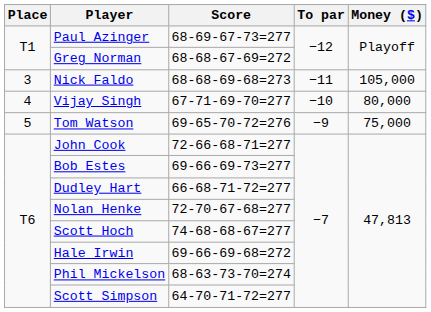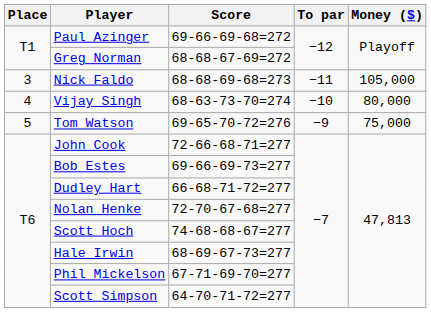(231, 37) 68-69-67-73=277 -> (231, 37) 69-66-69-68=272
(231, 102) 67-71-69-70=277 -> (231, 102) 68-63-73-70=274
(231, 253) 69-66-69-68=272 -> (231, 253) 68-69-67-73=277
(231, 275) 68-63-73-70=274 -> (231, 275) 67-71-69-70=277
